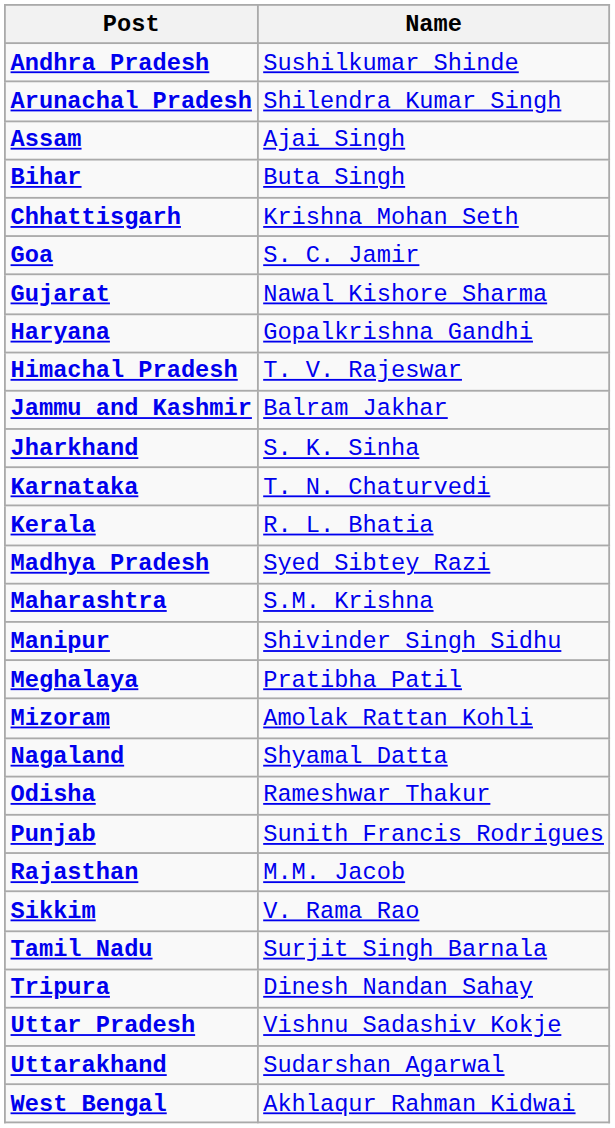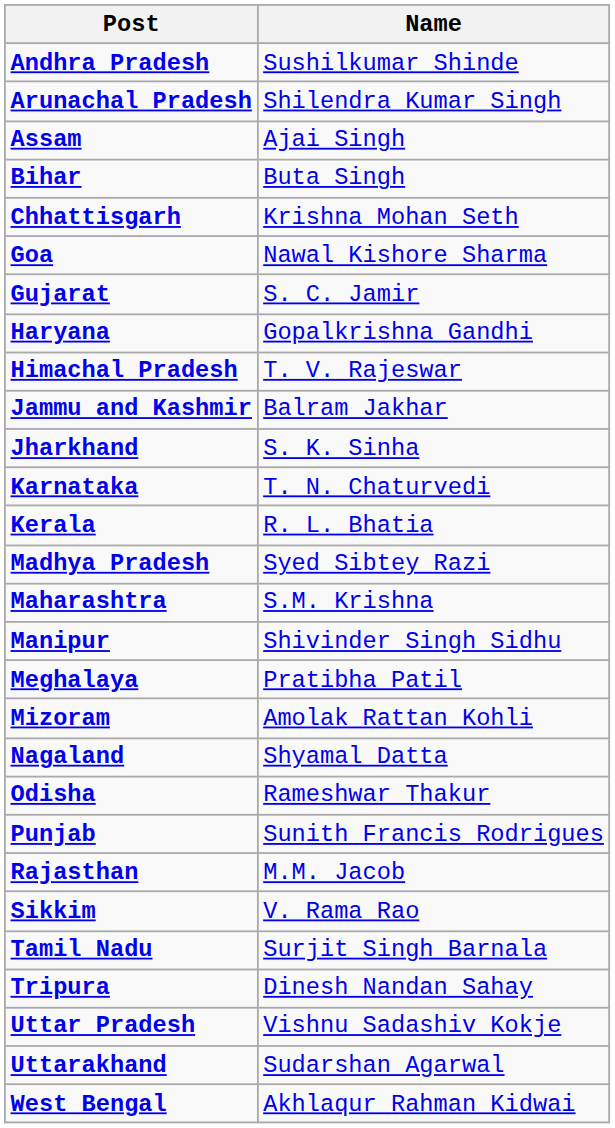(341, 256) S. C. Jamir -> (405, 256) Nawal Kishore Sharma
(405, 294) Nawal Kishore Sharma -> (341, 294) S. C. Jamir
